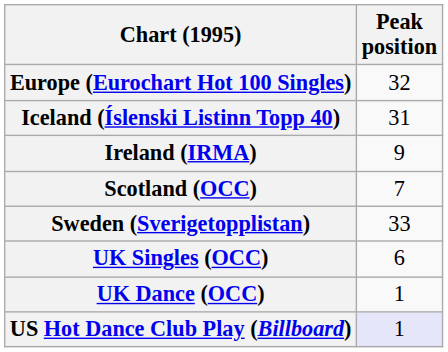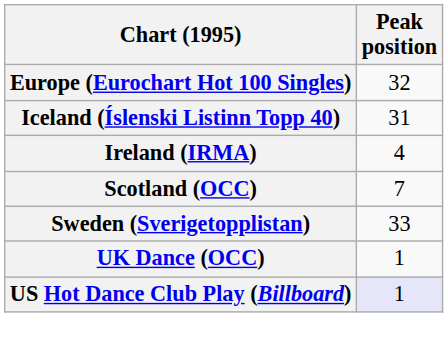(399, 152) 9 -> (399, 152) 4
- row: (181, 258)
